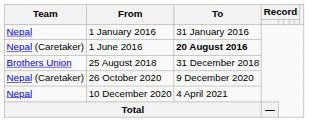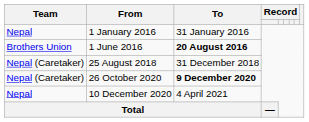(45, 47) Nepal (Caretaker) -> (39, 47) Brothers Union
(39, 63) Brothers Union -> (45, 63) Nepal (Caretaker)
(215, 78) normal -> (216, 78) bold
